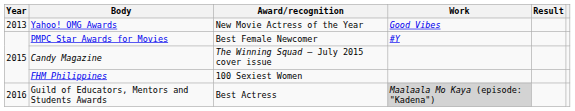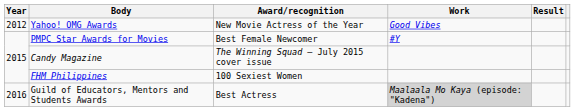(17, 25) 2013 -> (17, 25) 2012
